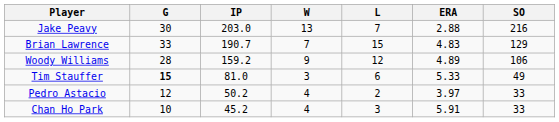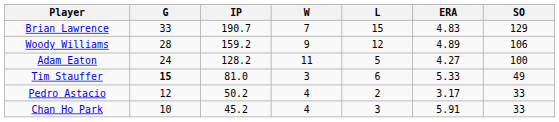- row: (67, 29)
+ row: (67, 61)
(448, 93) 3.97 -> (448, 93) 3.17
